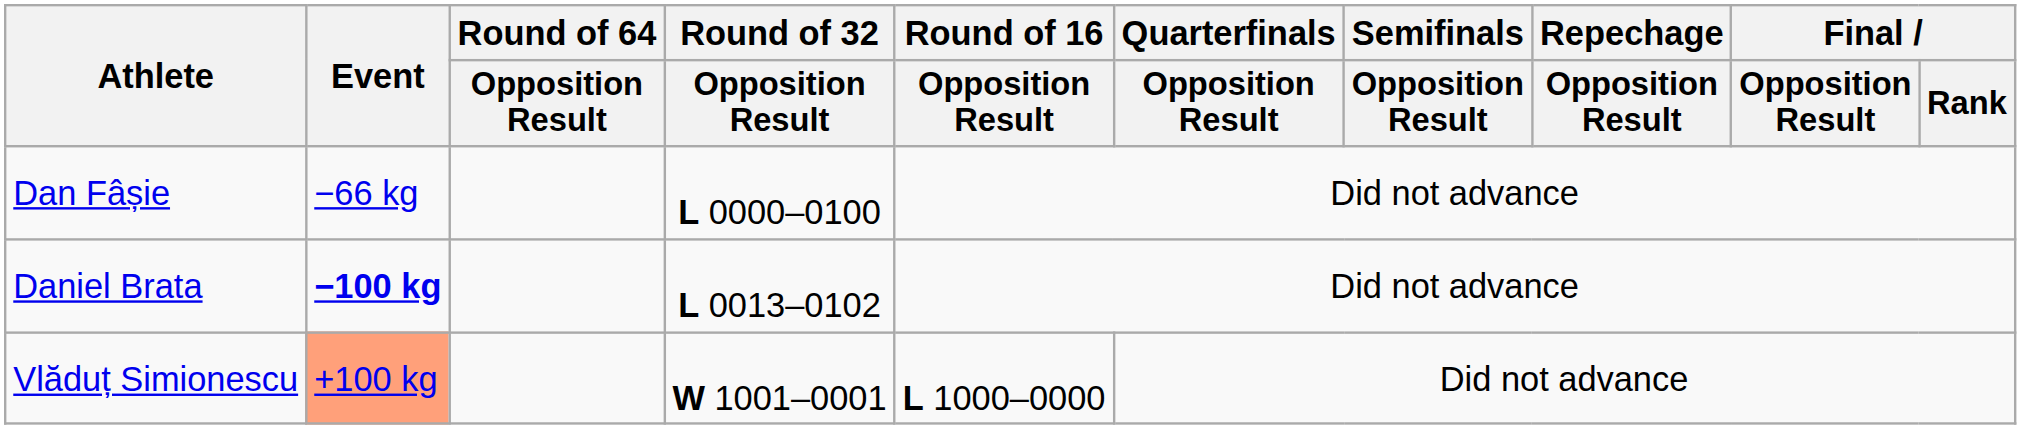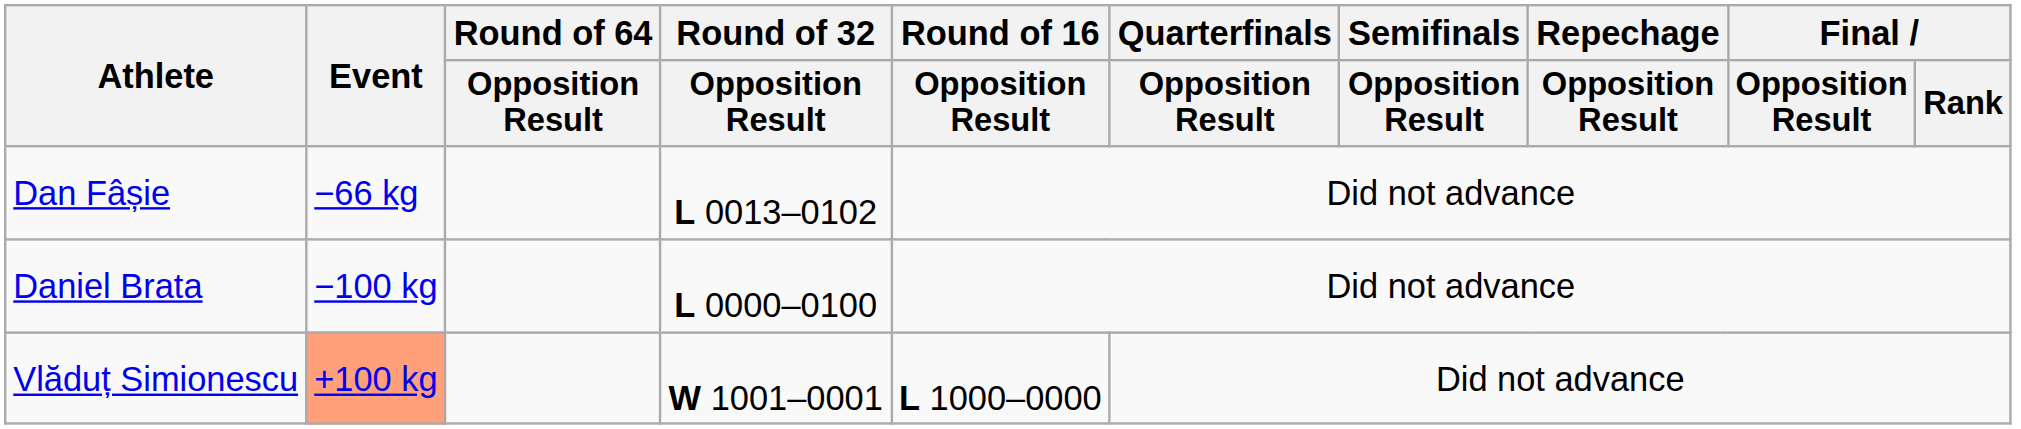(779, 213) L 0000–0100 -> (776, 213) L 0013–0102
(378, 286) bold -> (376, 286) normal
(779, 305) L 0013–0102 -> (776, 305) L 0000–0100
